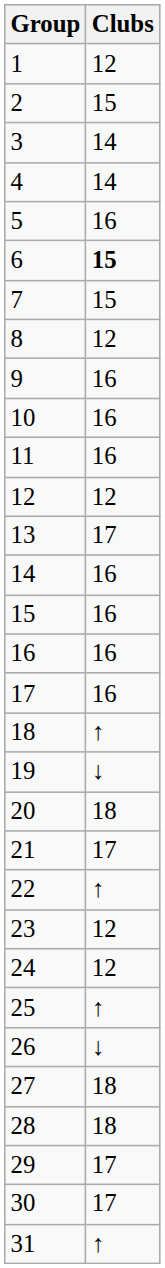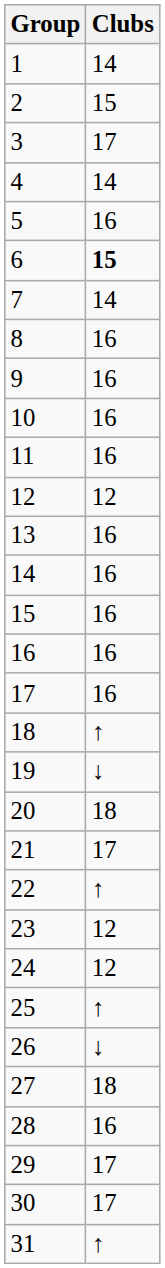(104, 63) 12 -> (104, 63) 14
(104, 142) 14 -> (104, 142) 17
(104, 299) 15 -> (104, 299) 14
(104, 338) 12 -> (104, 338) 16
(104, 535) 17 -> (104, 535) 16
(104, 1125) 18 -> (104, 1125) 16
